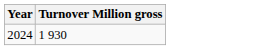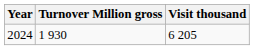+ column: (207, 14)
